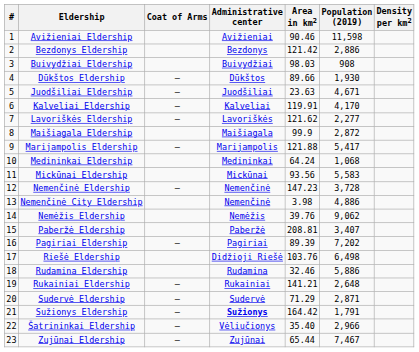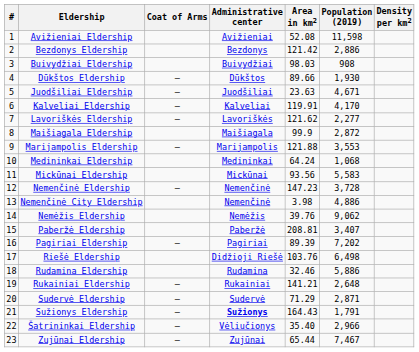(302, 37) 90.46 -> (302, 37) 52.08
(347, 147) 5,417 -> (347, 147) 3,553
(302, 312) 164.42 -> (302, 312) 164.43
